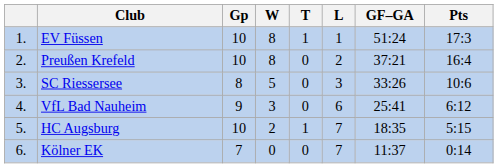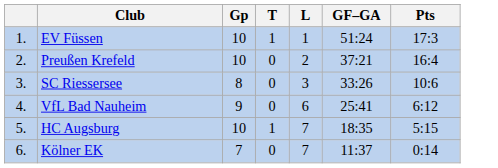- column: (272, 15)
